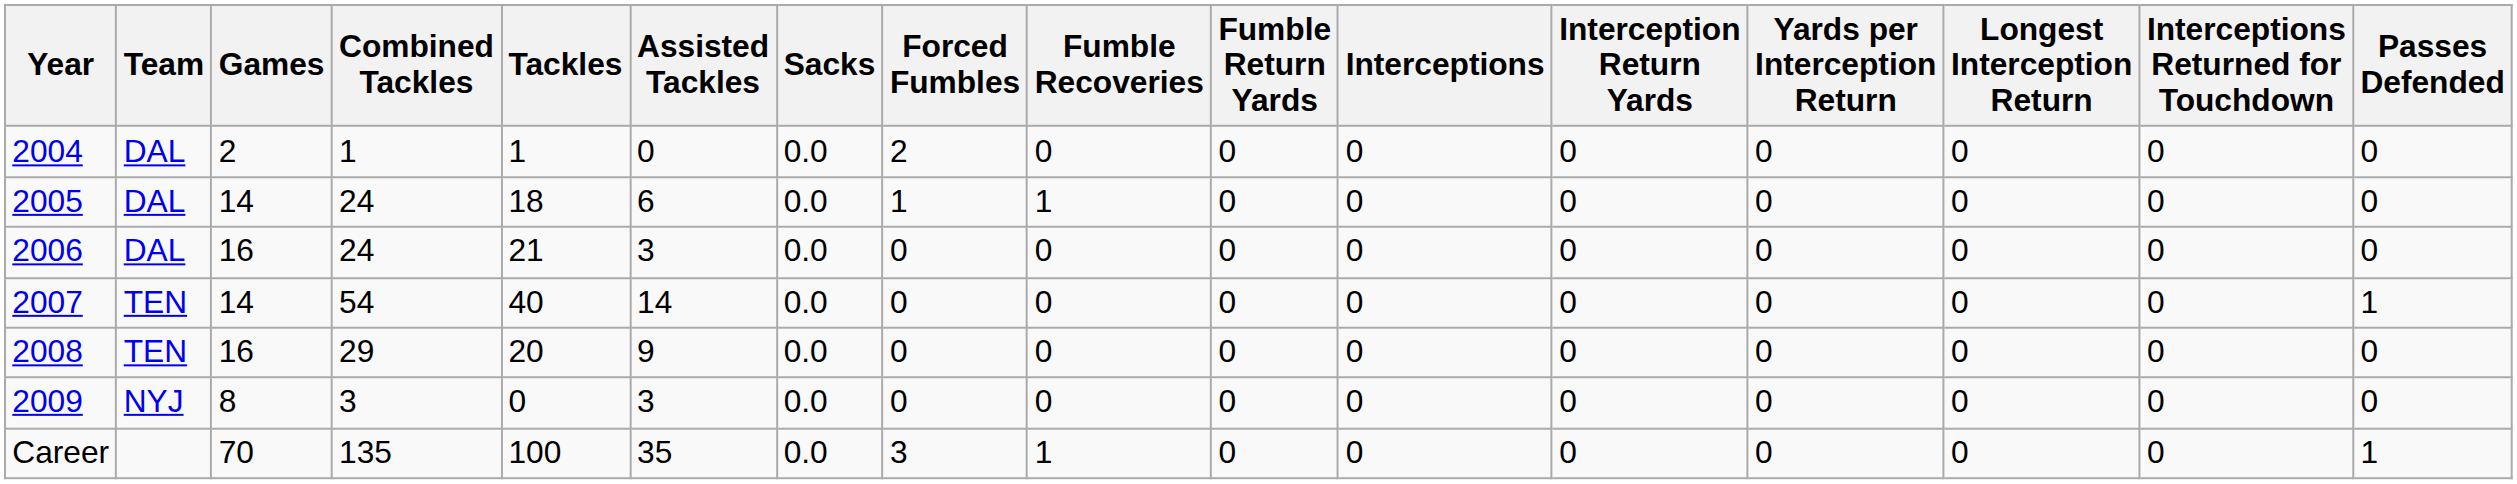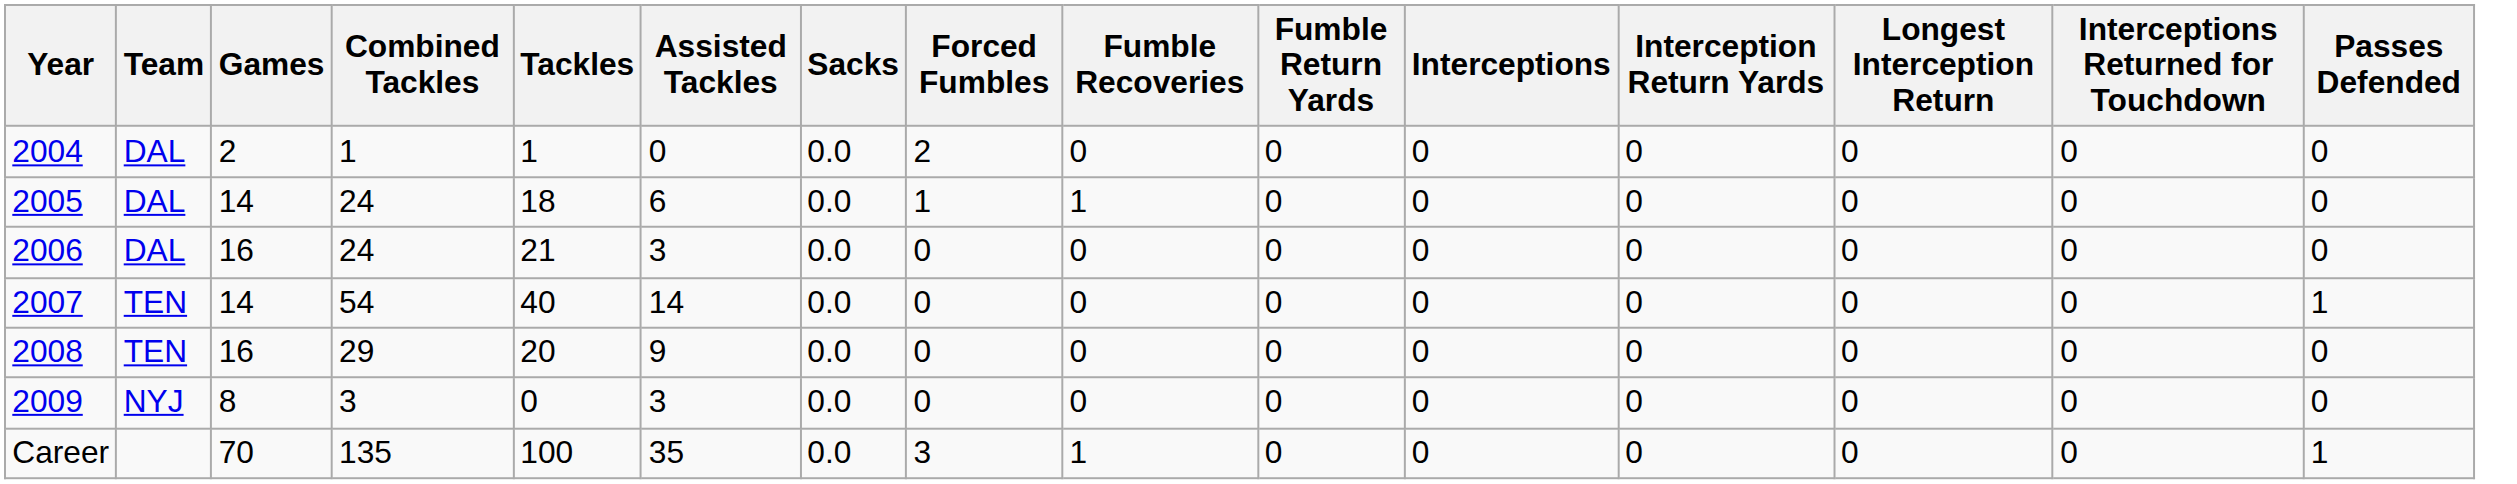- column: (1846, 65)
